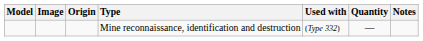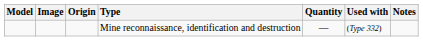columns swapped: (326, 12) <-> (370, 12)
